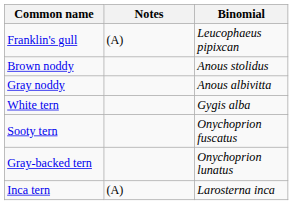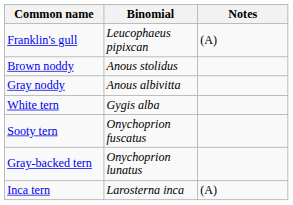columns swapped: (241, 14) <-> (149, 14)
